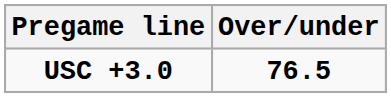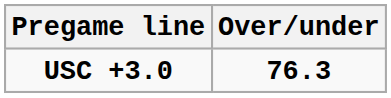(299, 71) 76.5 -> (299, 71) 76.3
